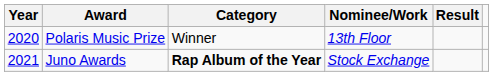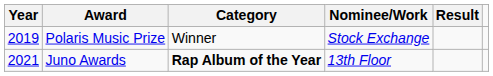(23, 37) 2020 -> (23, 37) 2019
(359, 37) 13th Floor -> (378, 37) Stock Exchange
(378, 60) Stock Exchange -> (359, 60) 13th Floor
